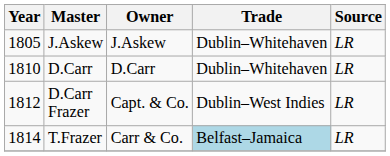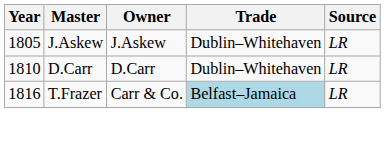- row: (70, 103)
(24, 138) 1814 -> (24, 94) 1816
